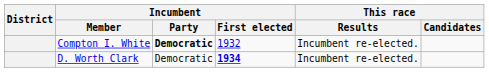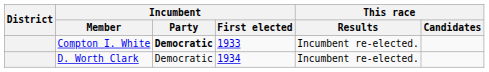(229, 44) 1932 -> (229, 44) 1933
(229, 59) bold -> (229, 59) normal
